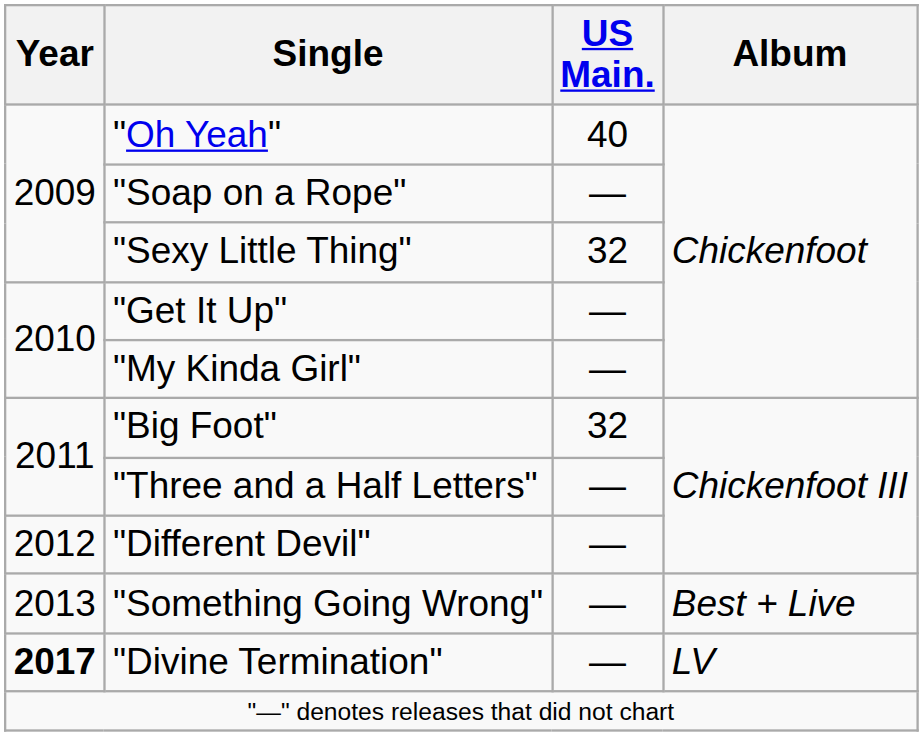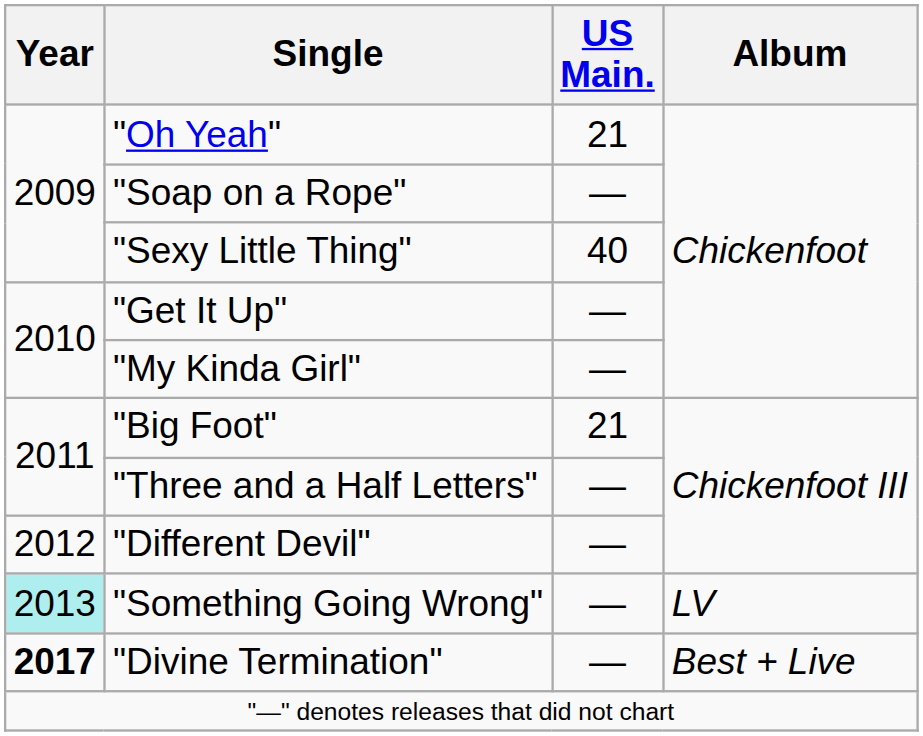(608, 134) 40 -> (608, 134) 21
(608, 251) 32 -> (608, 251) 40
(608, 427) 32 -> (608, 427) 21
(55, 602) no background -> (55, 602) paleturquoise background
(764, 602) Best + Live -> (693, 602) LV
(693, 661) LV -> (764, 661) Best + Live
